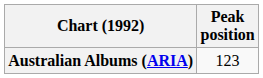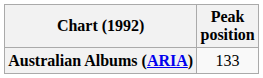(228, 60) 123 -> (228, 60) 133
